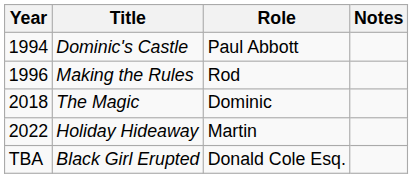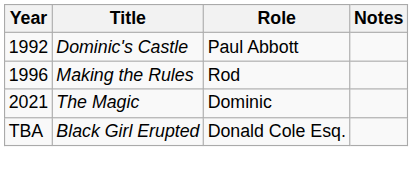(28, 46) 1994 -> (28, 46) 1992
(28, 103) 2018 -> (28, 103) 2021
- row: (127, 131)
